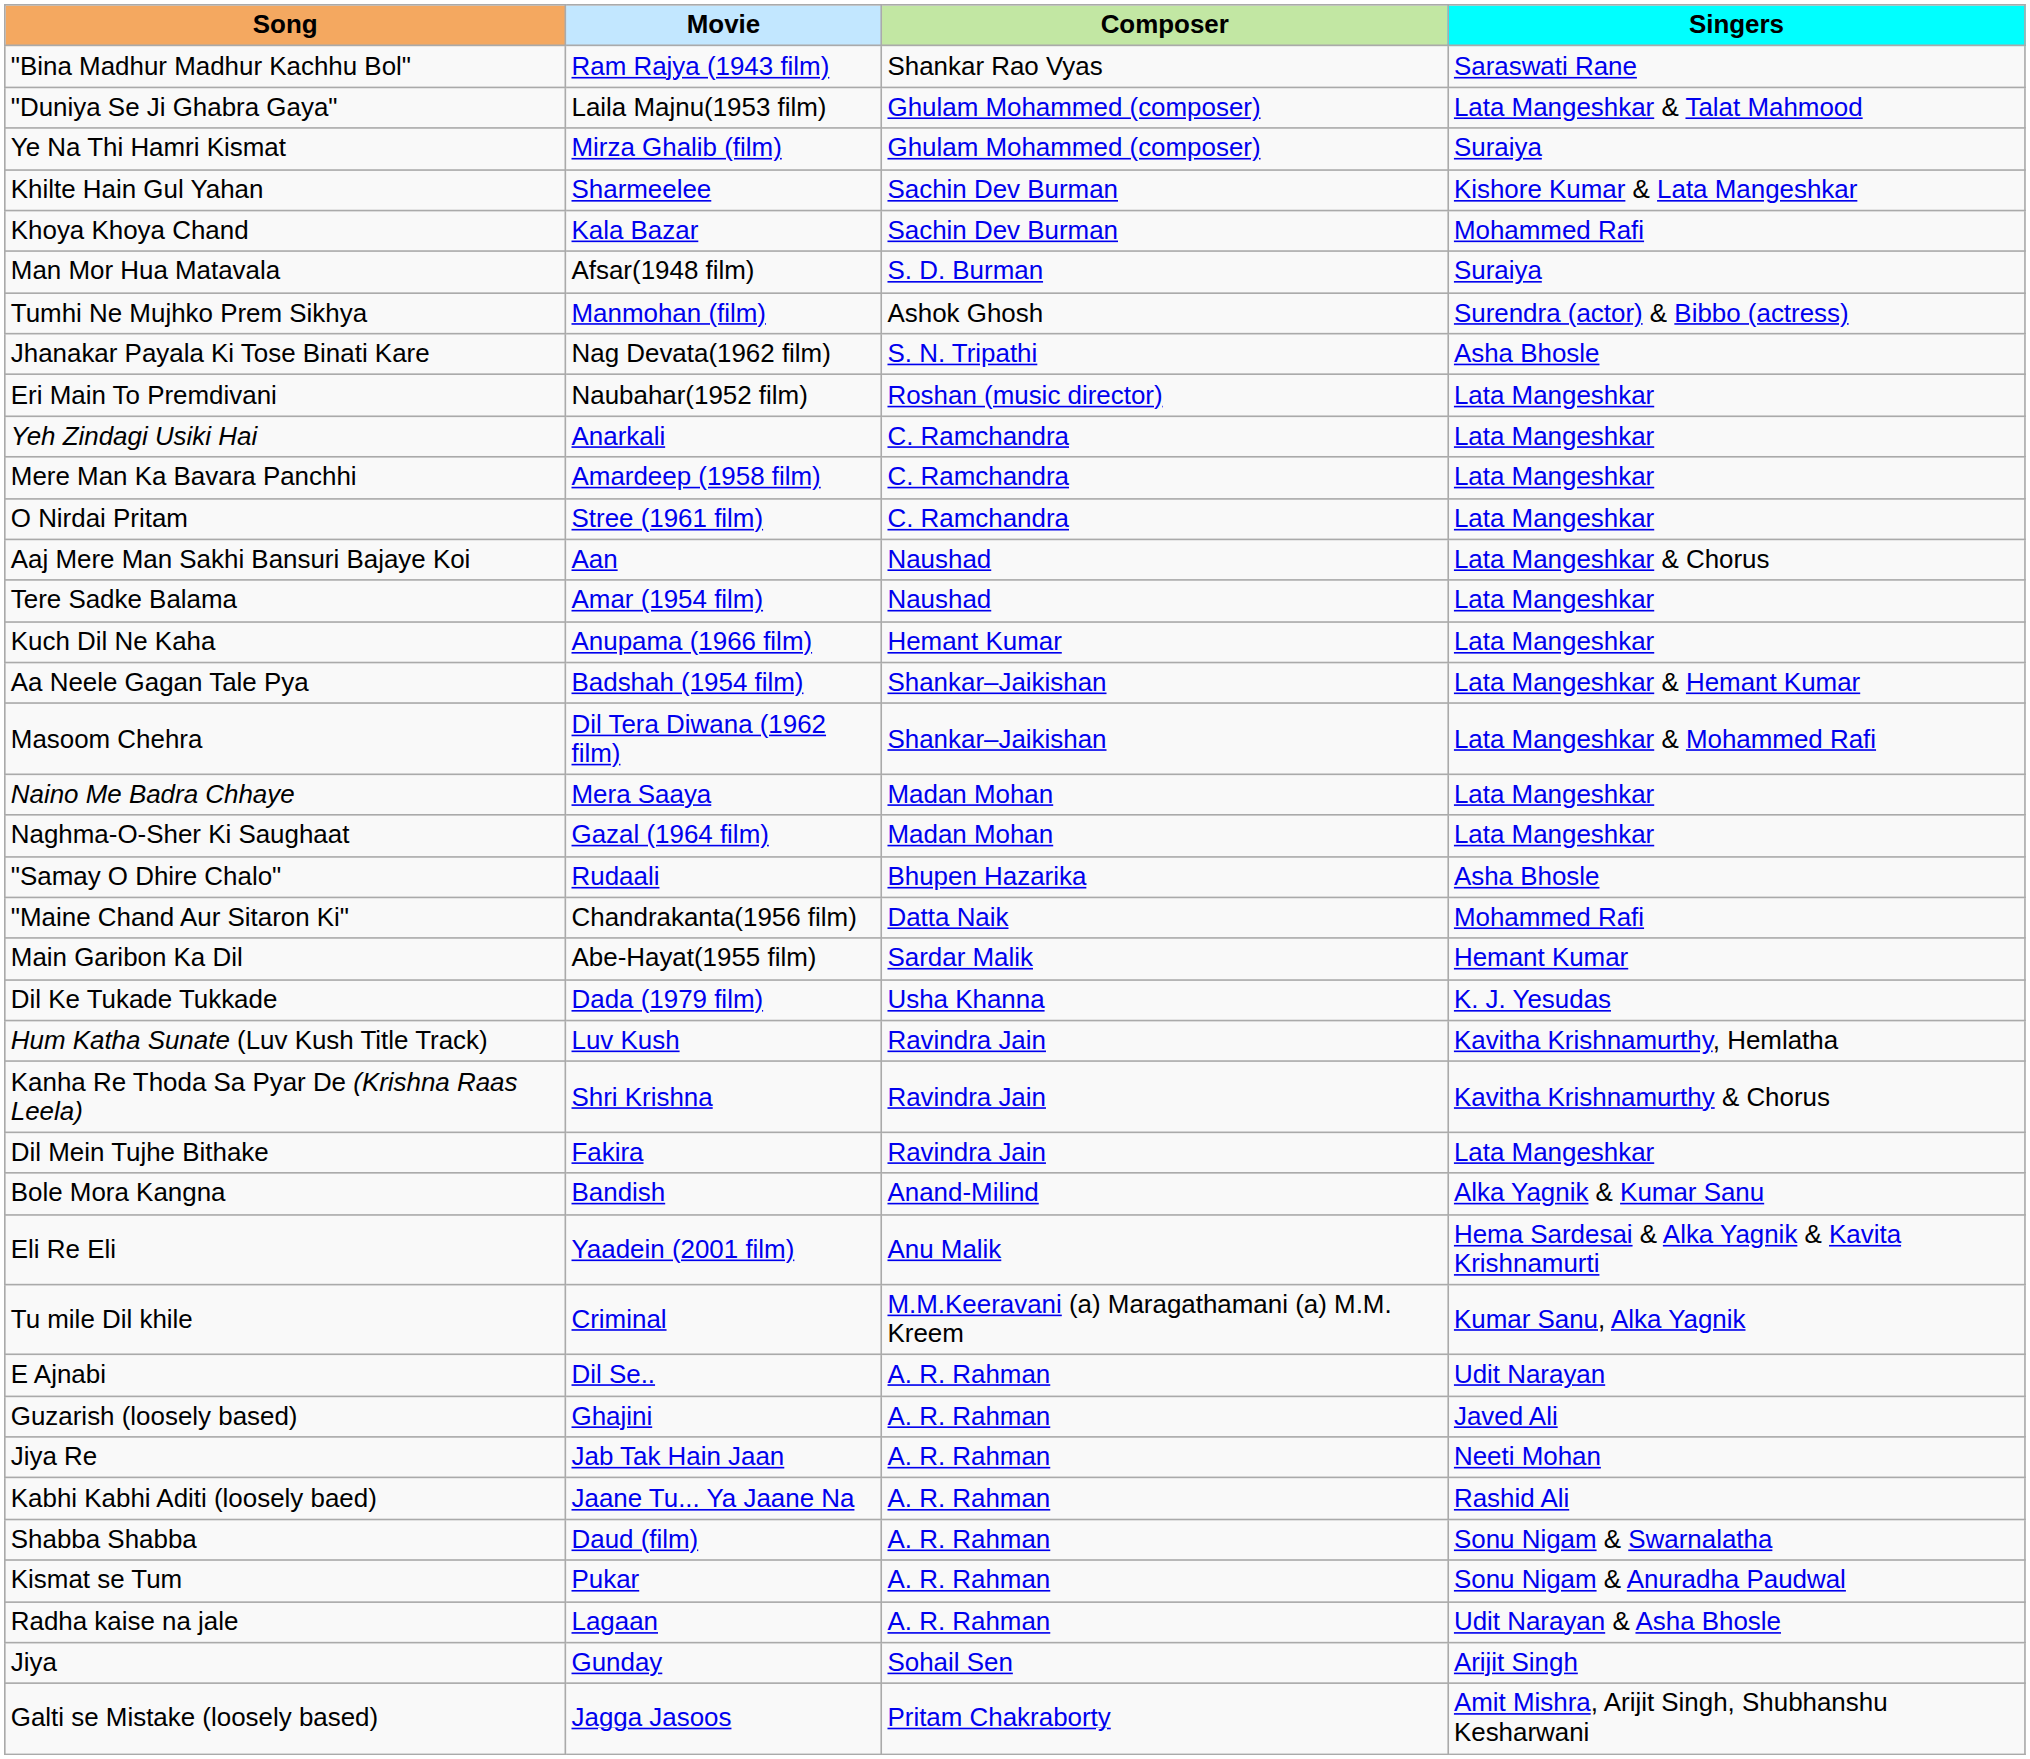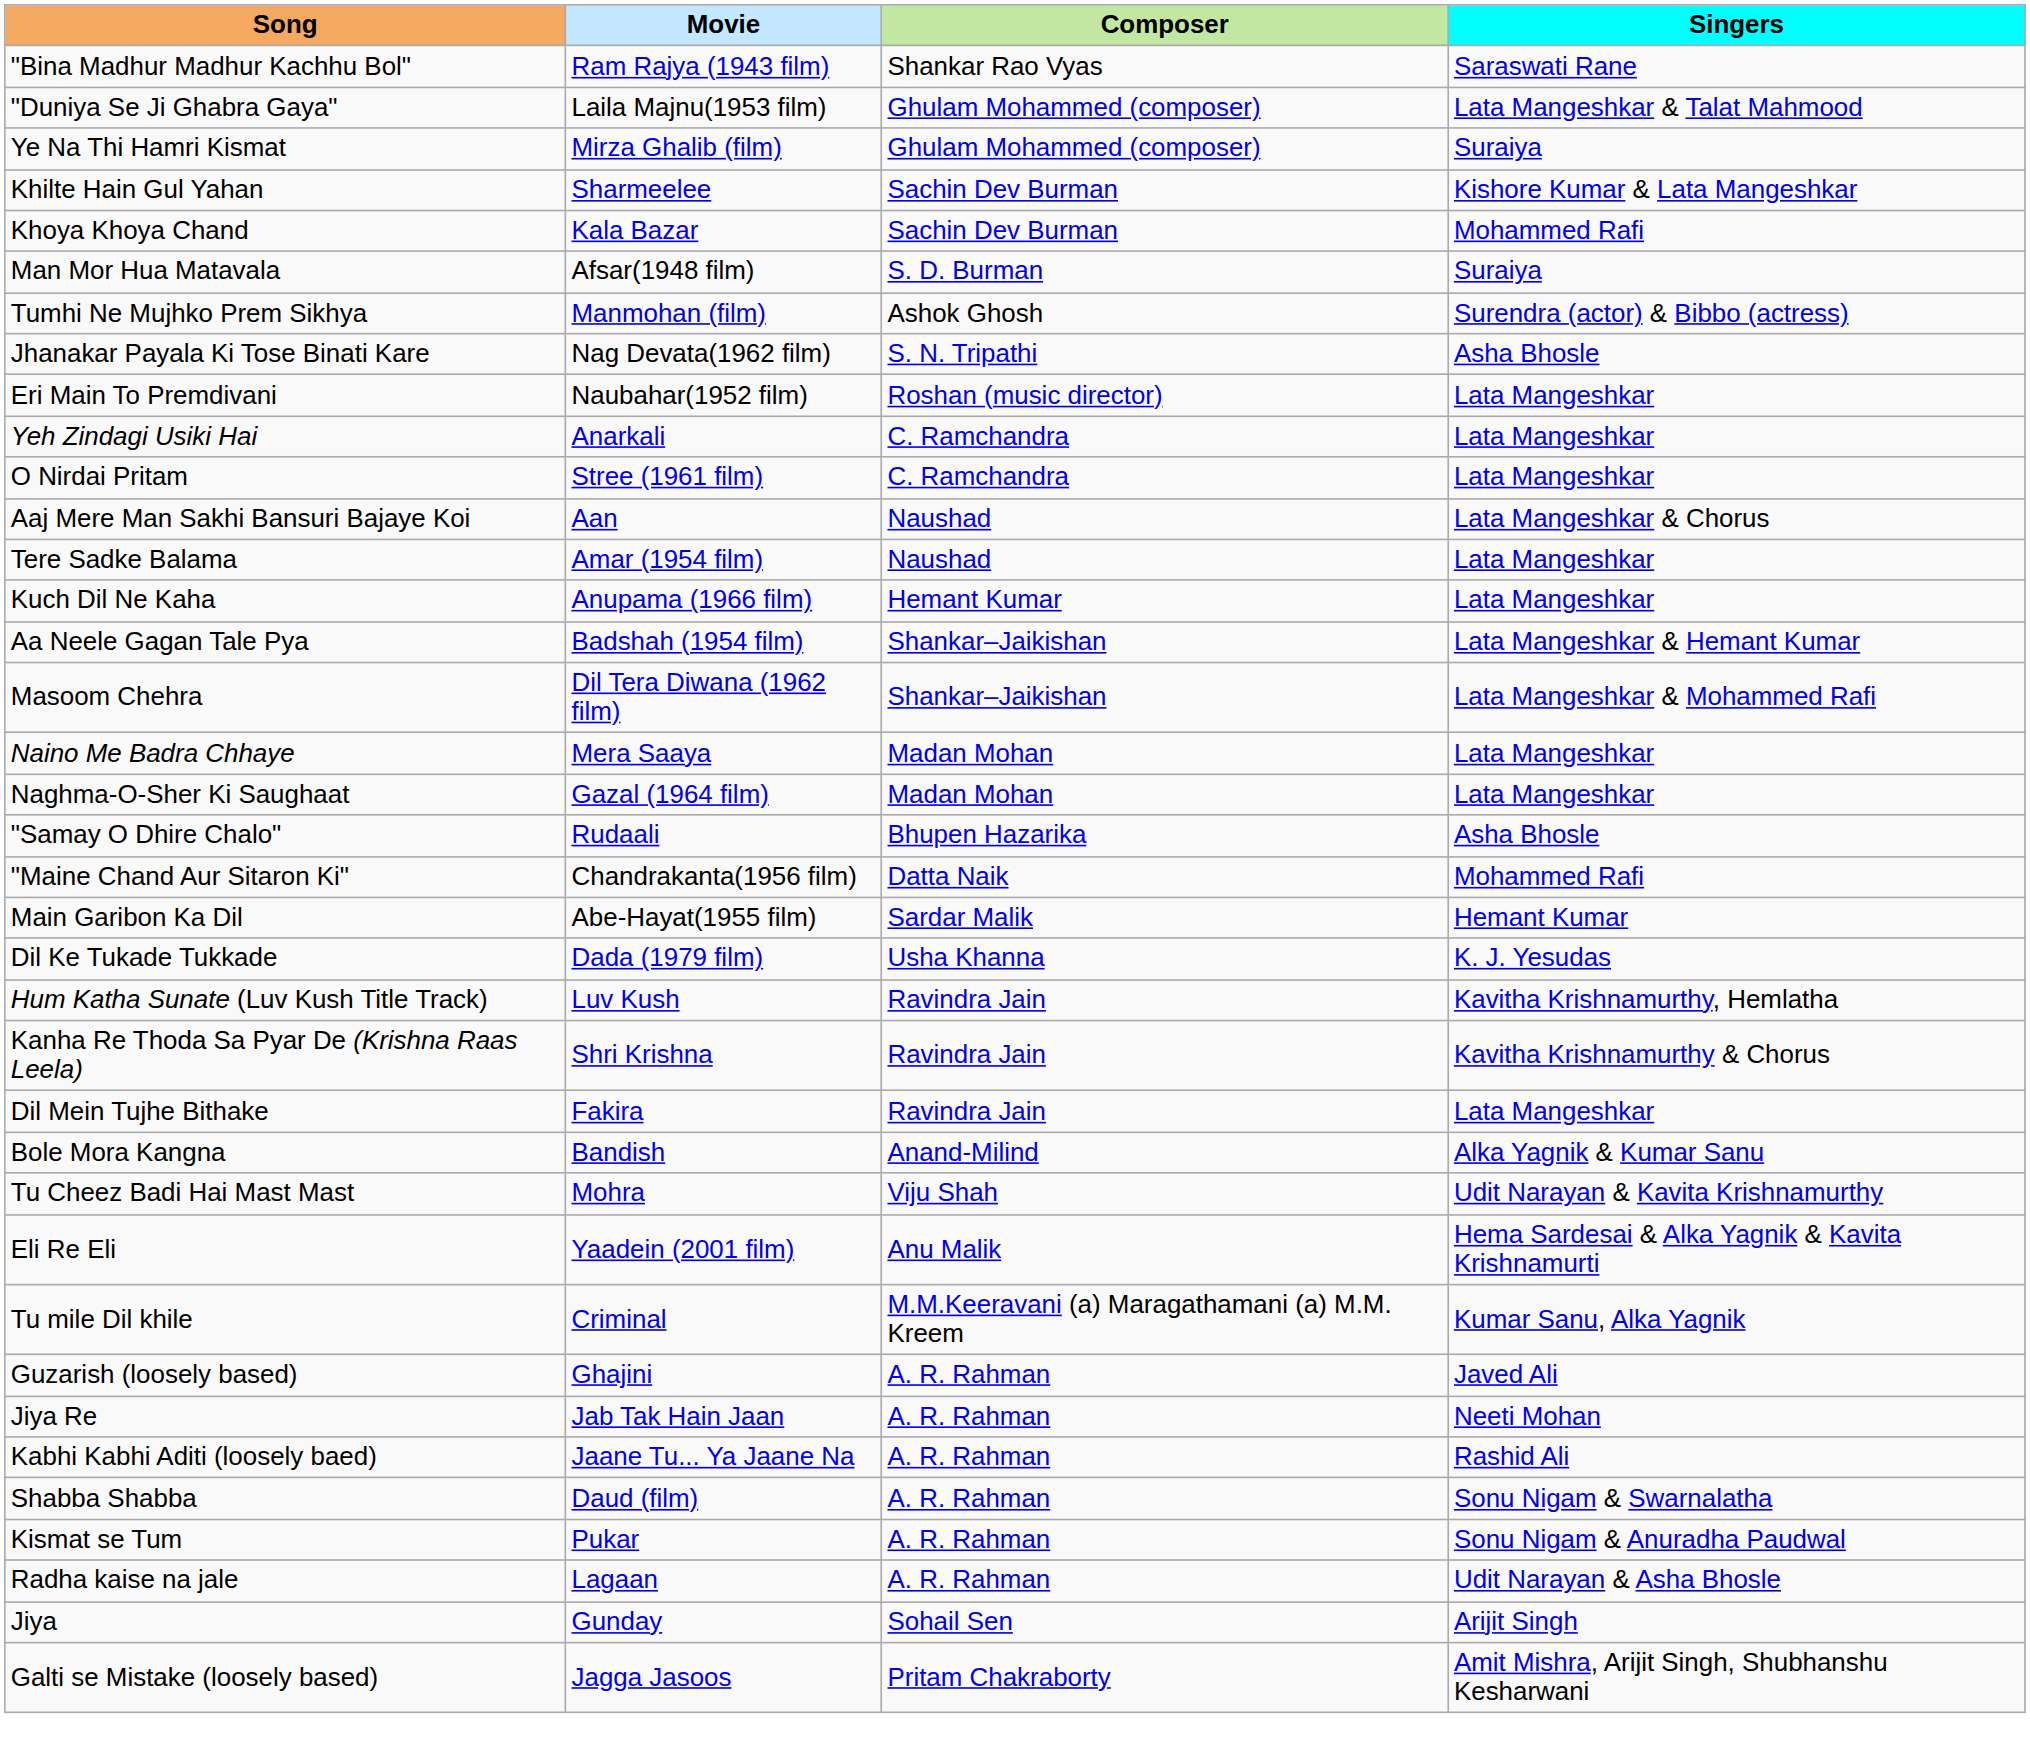- row: (184, 477)
+ row: (182, 1193)
- row: (58, 1374)
